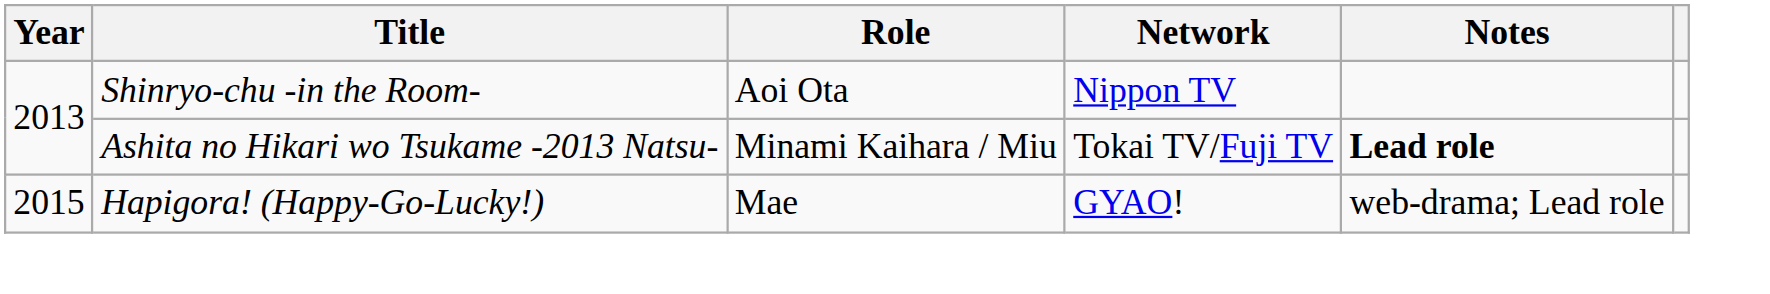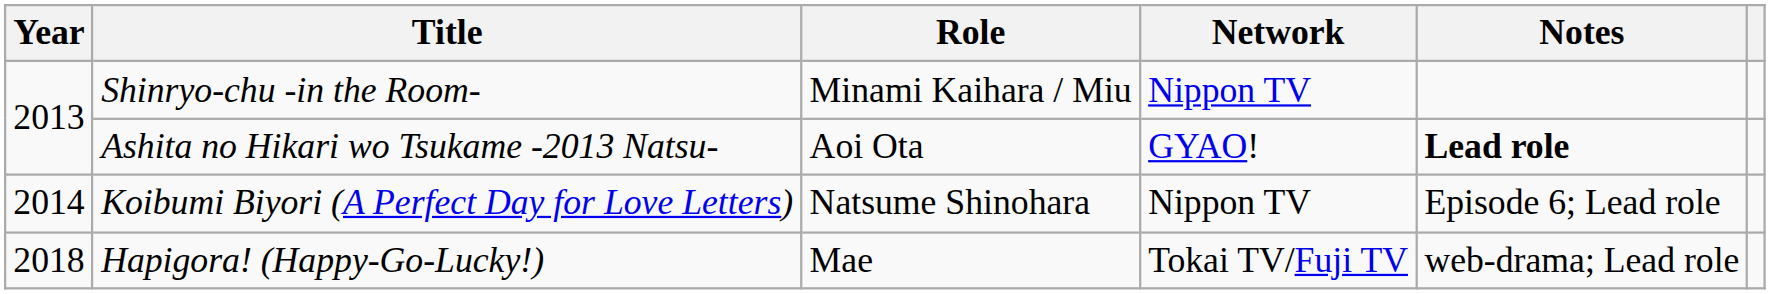(792, 89) Aoi Ota -> (971, 89) Minami Kaihara / Miu
(896, 145) Minami Kaihara / Miu -> (867, 145) Aoi Ota
(1203, 145) Tokai TV/Fuji TV -> (1204, 145) GYAO!
+ row: (447, 202)
(49, 202) 2015 -> (49, 259) 2018
(1129, 202) GYAO! -> (1278, 259) Tokai TV/Fuji TV
